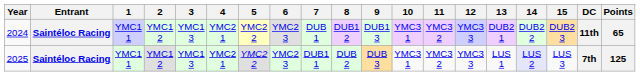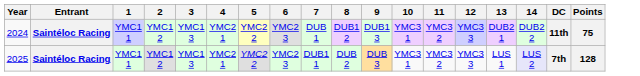- column: (562, 12)
(618, 32) 65 -> (588, 32) 75
(618, 58) 125 -> (588, 58) 128
